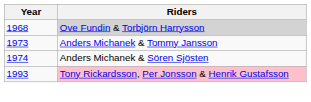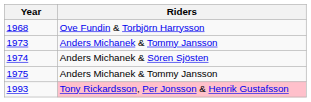(132, 27) lightgrey background -> (132, 27) no background
+ row: (17, 74)
